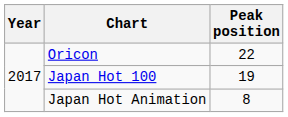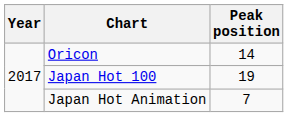(246, 55) 22 -> (246, 55) 14
(246, 100) 8 -> (246, 100) 7
